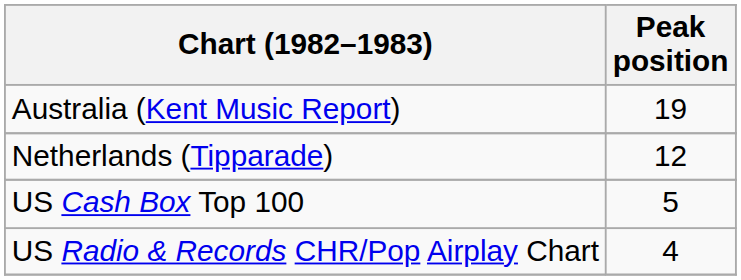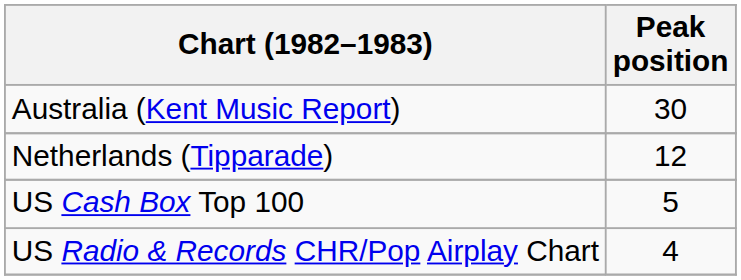(671, 108) 19 -> (671, 108) 30
